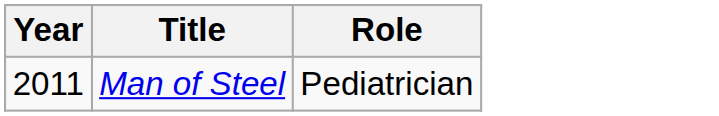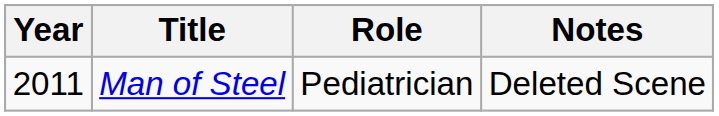+ column: (597, 30)
